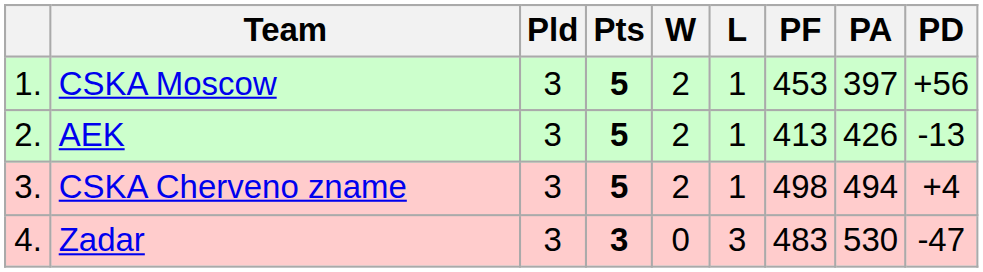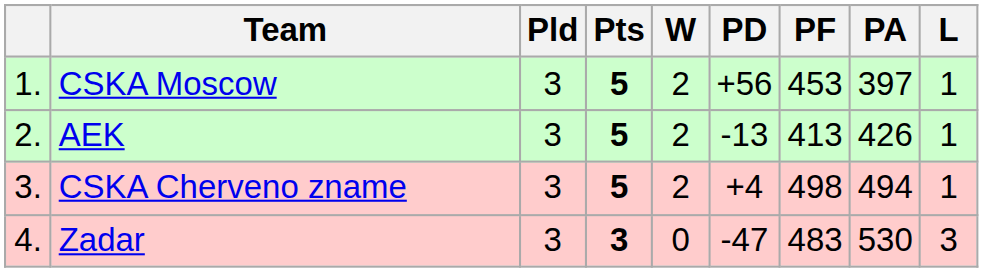columns swapped: (737, 30) <-> (941, 30)
